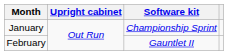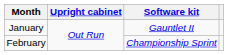(171, 27) Championship Sprint -> (171, 27) Gauntlet II
(171, 43) Gauntlet II -> (171, 43) Championship Sprint
